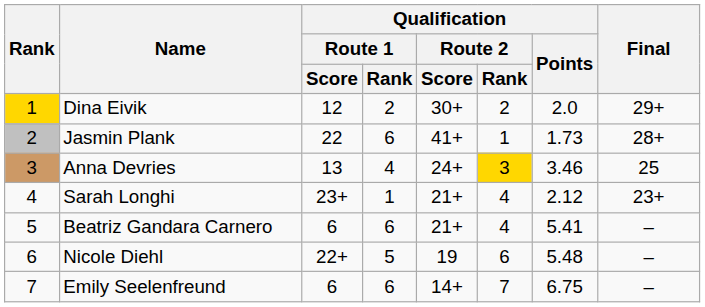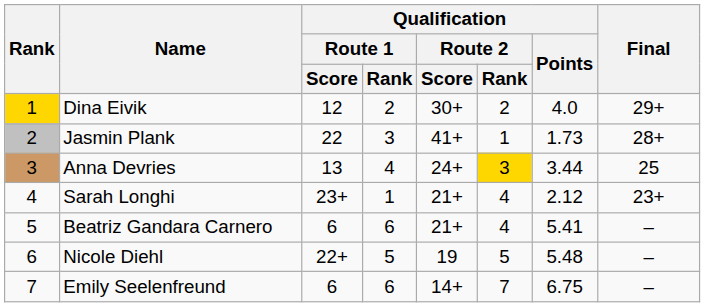(565, 108) 2.0 -> (565, 108) 4.0
(389, 138) 6 -> (389, 138) 3
(565, 167) 3.46 -> (565, 167) 3.44
(505, 256) 6 -> (505, 256) 5
